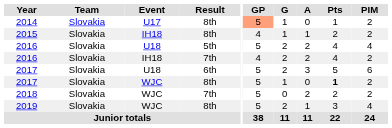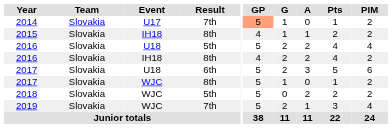(210, 22) 8th -> (210, 22) 7th
(210, 58) 7th -> (210, 58) 8th
(335, 82) bold -> (335, 82) normal
(210, 94) 7th -> (210, 94) 5th
(210, 106) 8th -> (210, 106) 7th
